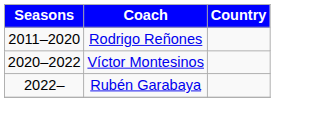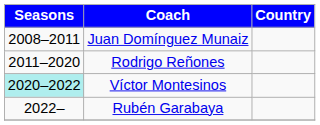+ row: (168, 39)
(44, 62) no background -> (44, 85) paleturquoise background
